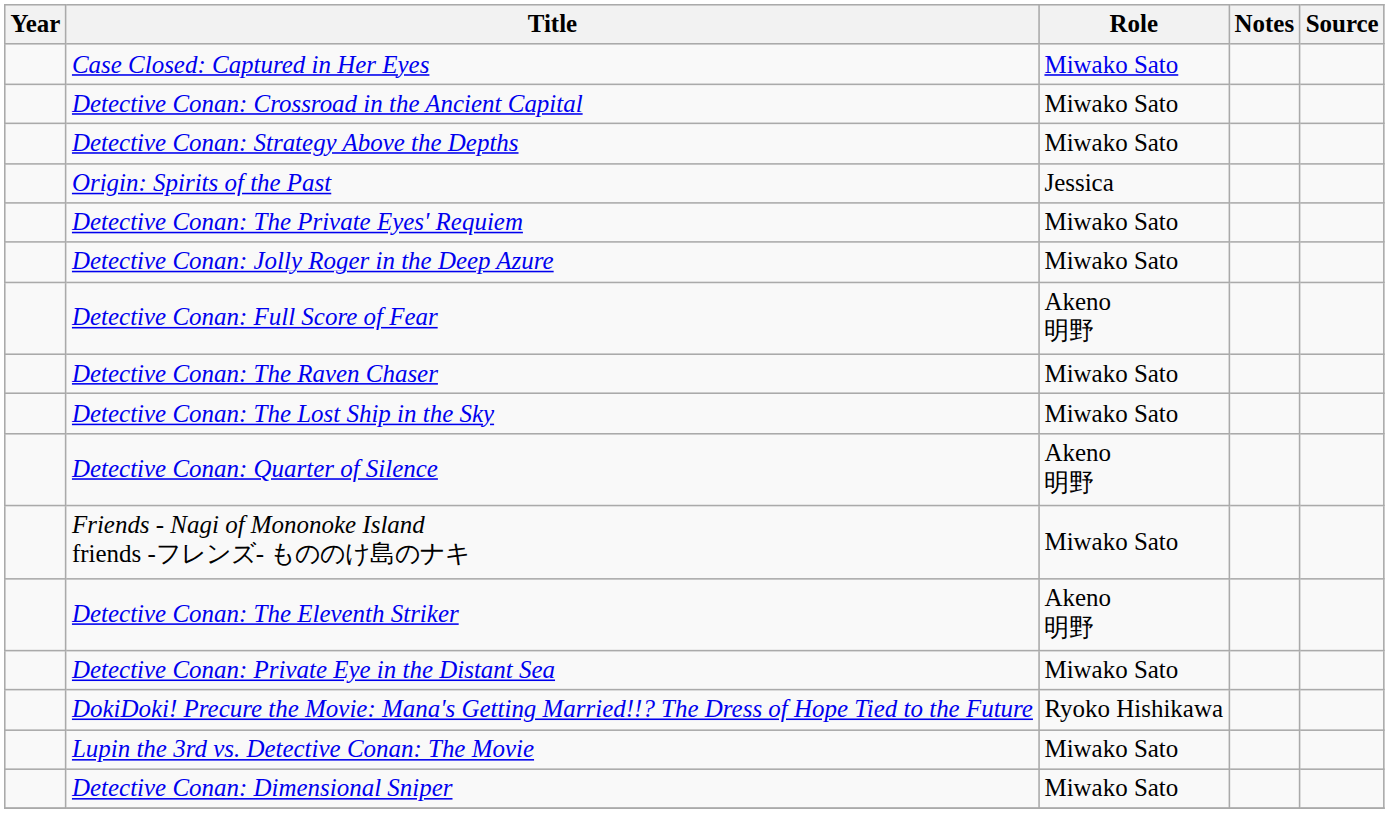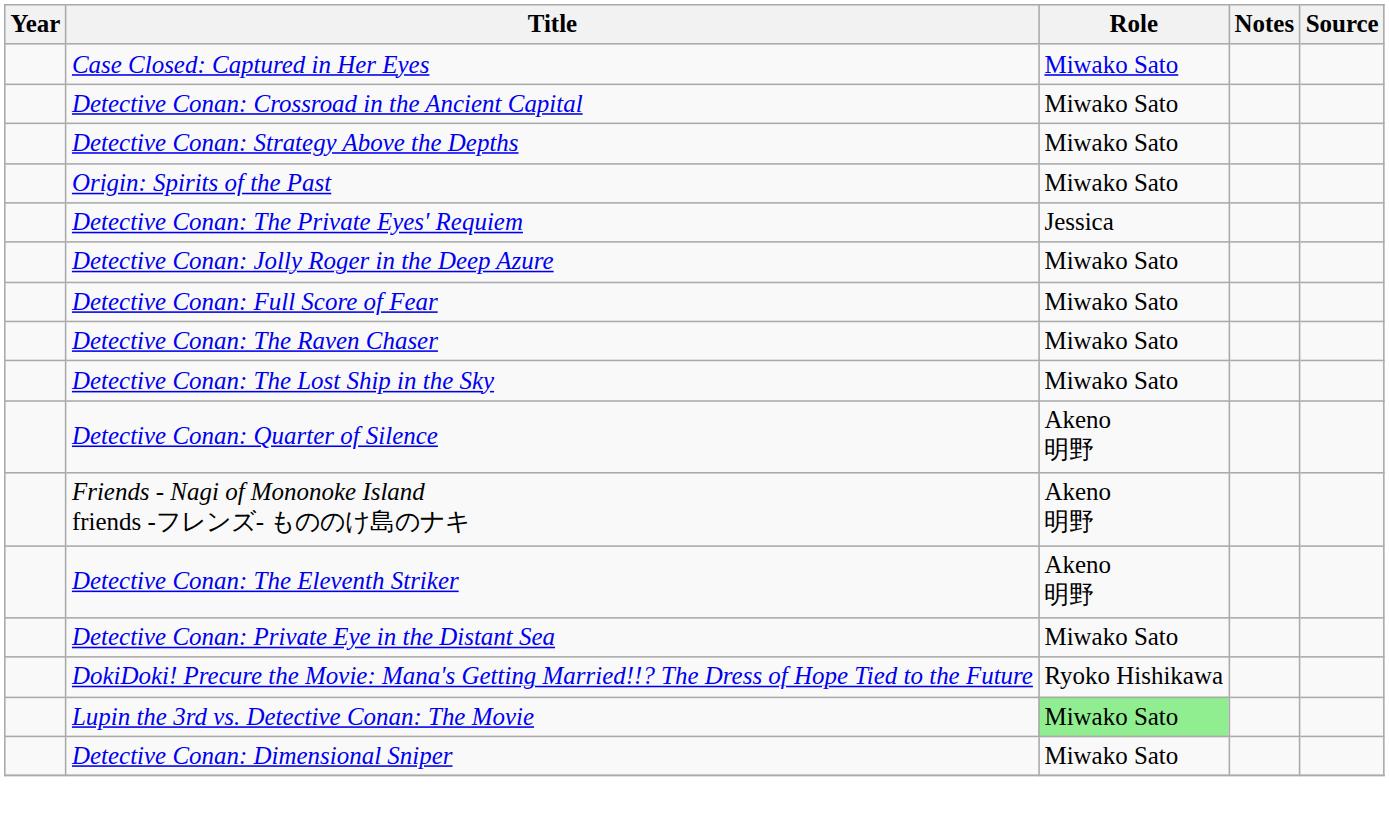(1079, 182) Jessica -> (1111, 182) Miwako Sato
(1111, 222) Miwako Sato -> (1079, 222) Jessica
(1078, 316) Akeno 明野 -> (1111, 301) Miwako Sato
(1111, 541) Miwako Sato -> (1078, 507) Akeno 明野
(1111, 749) no background -> (1111, 716) lightgreen background
